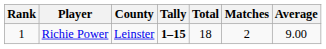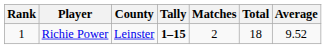columns swapped: (206, 14) <-> (247, 14)
(296, 33) 9.00 -> (296, 33) 9.52
